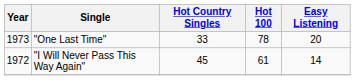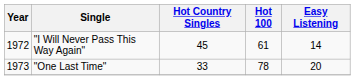rows swapped: (85, 61) <-> (70, 39)
